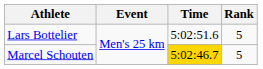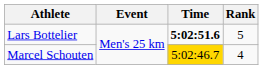(194, 34) normal -> (195, 34) bold
(239, 54) 5 -> (241, 54) 4
